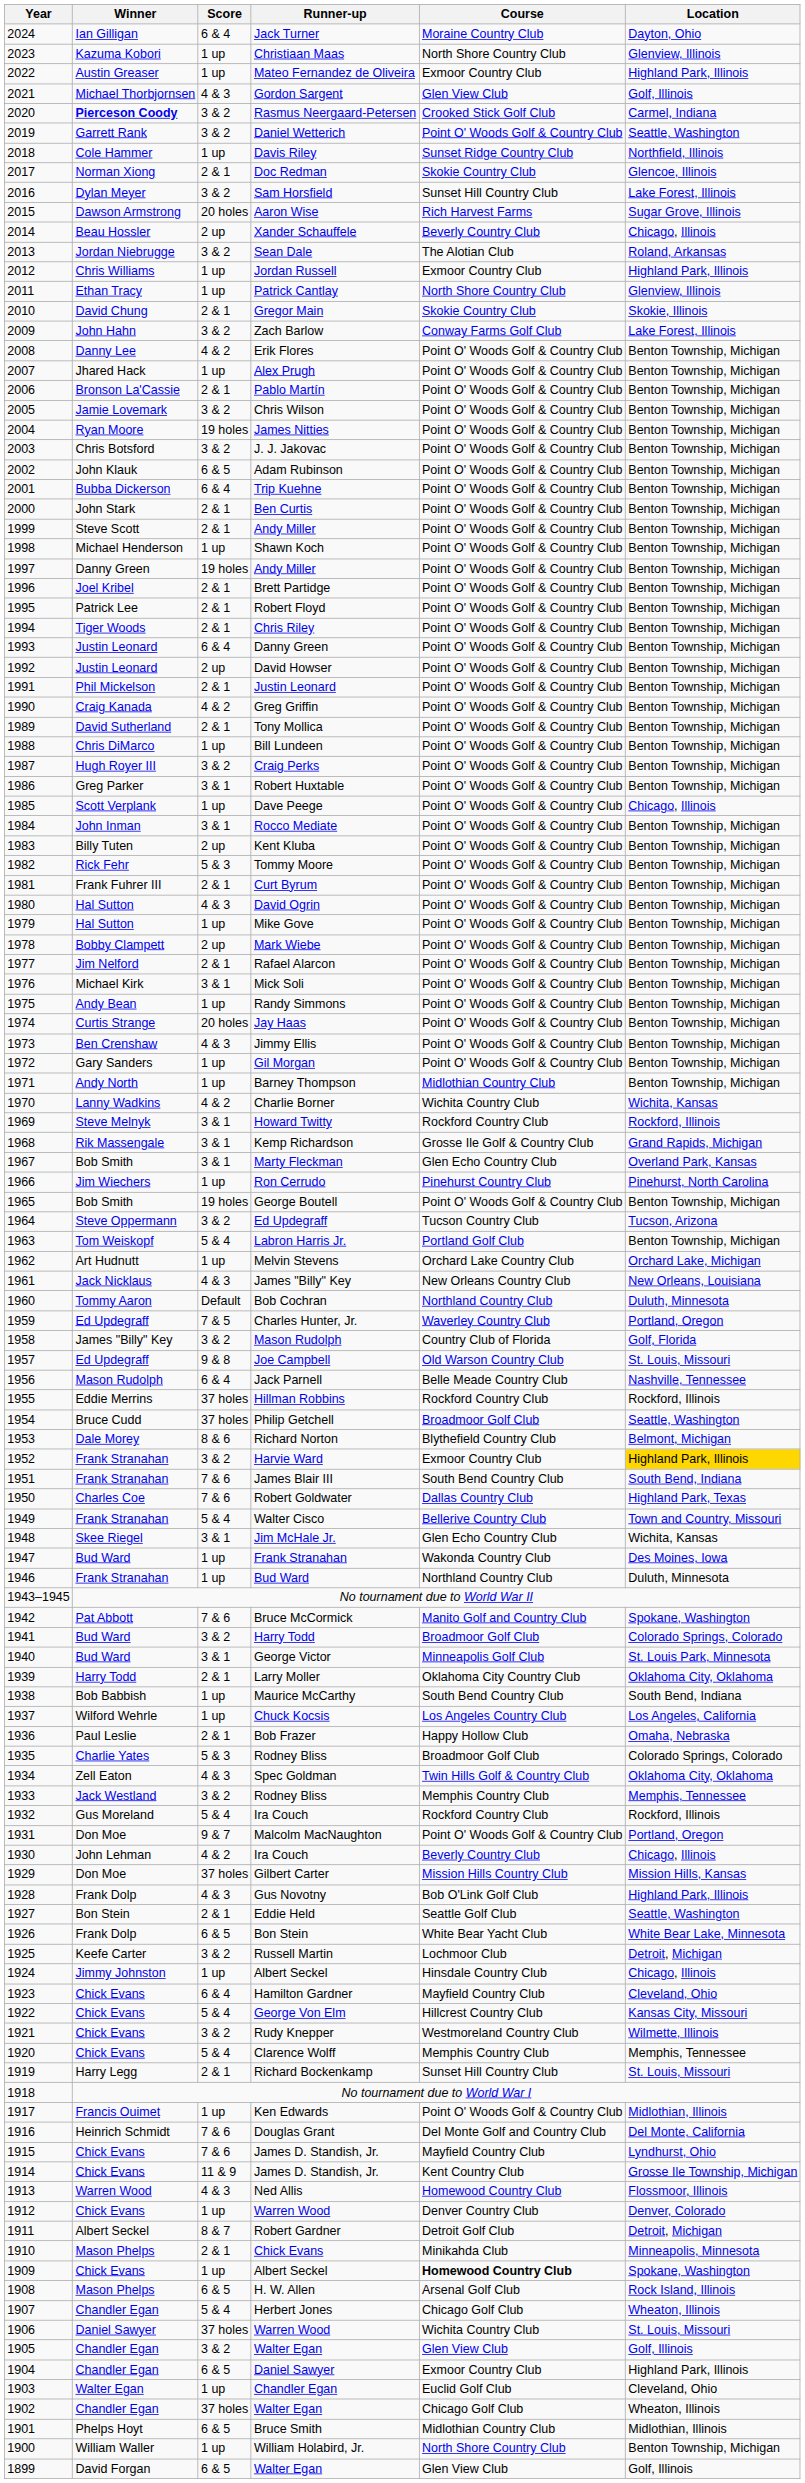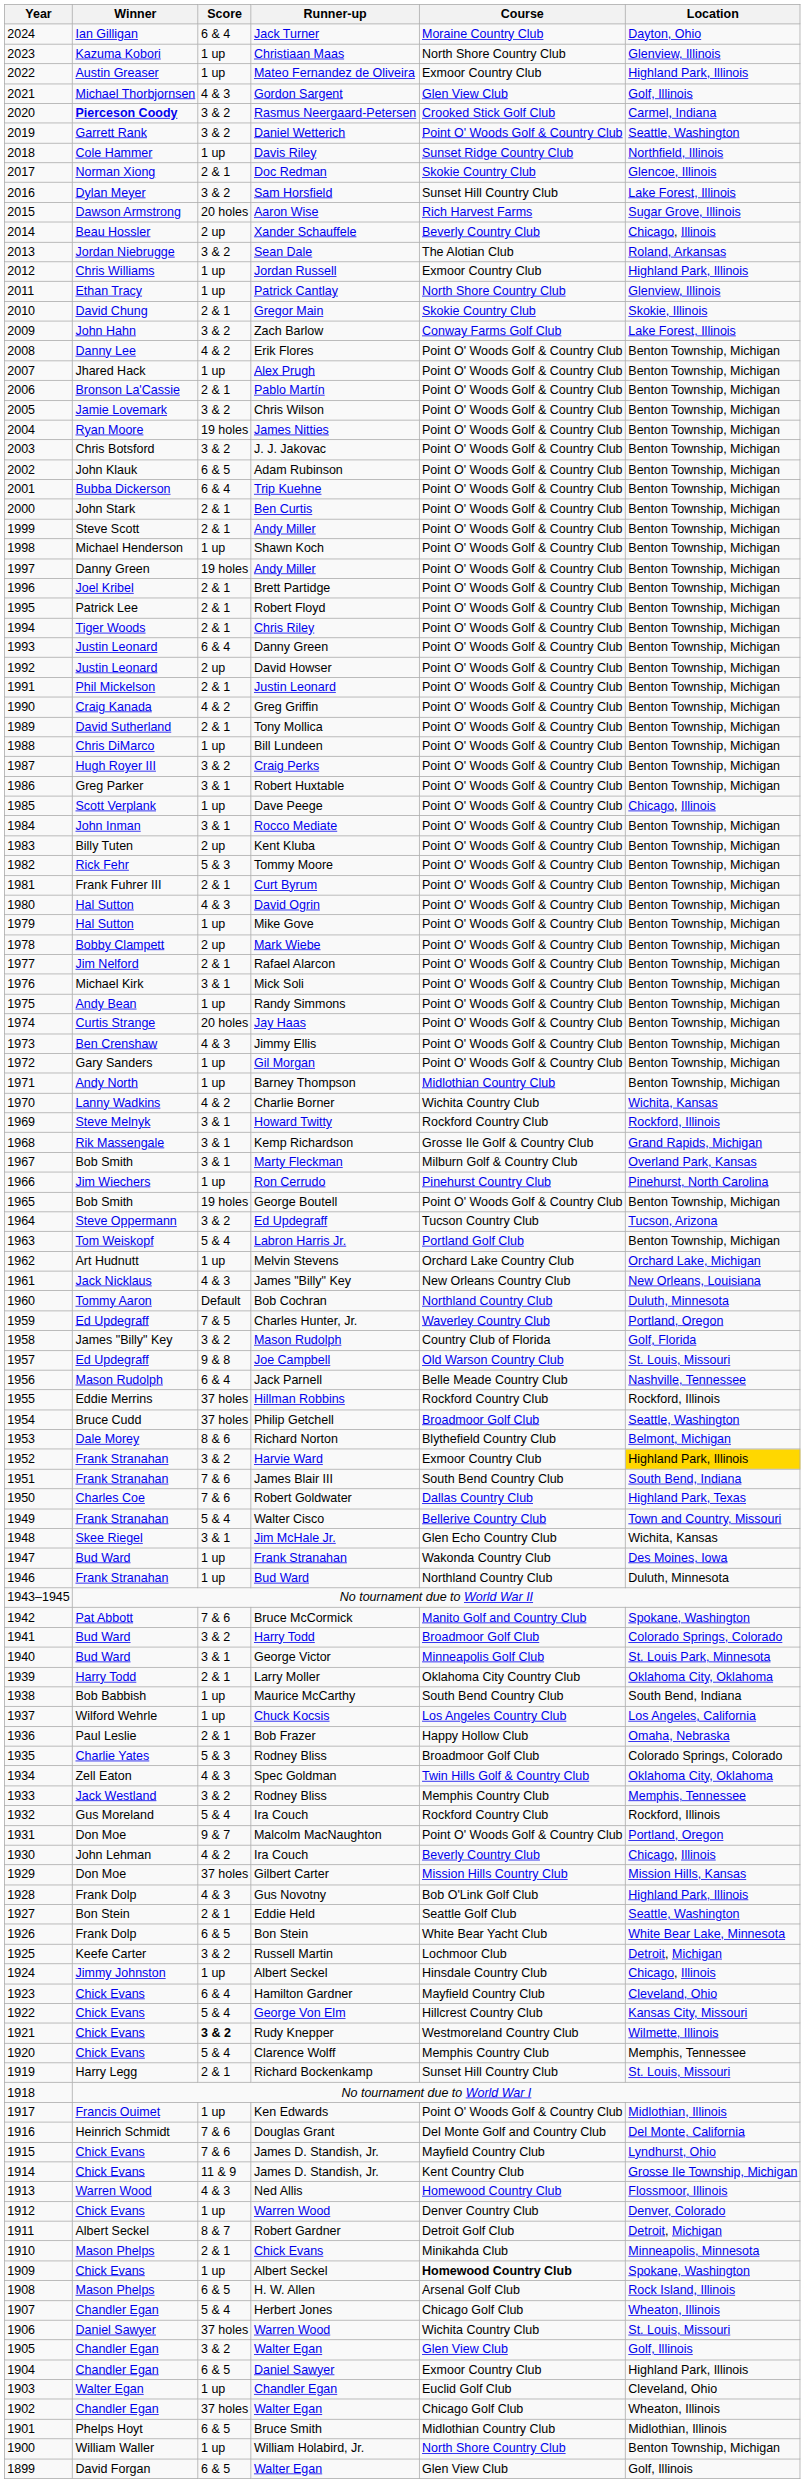(489, 1162) Glen Echo Country Club -> (500, 1162) Milburn Golf & Country Club
(216, 2033) normal -> (216, 2033) bold
